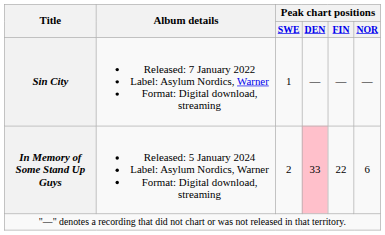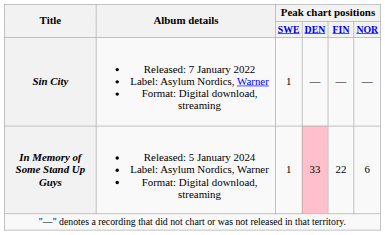(289, 169) 2 -> (289, 169) 1
